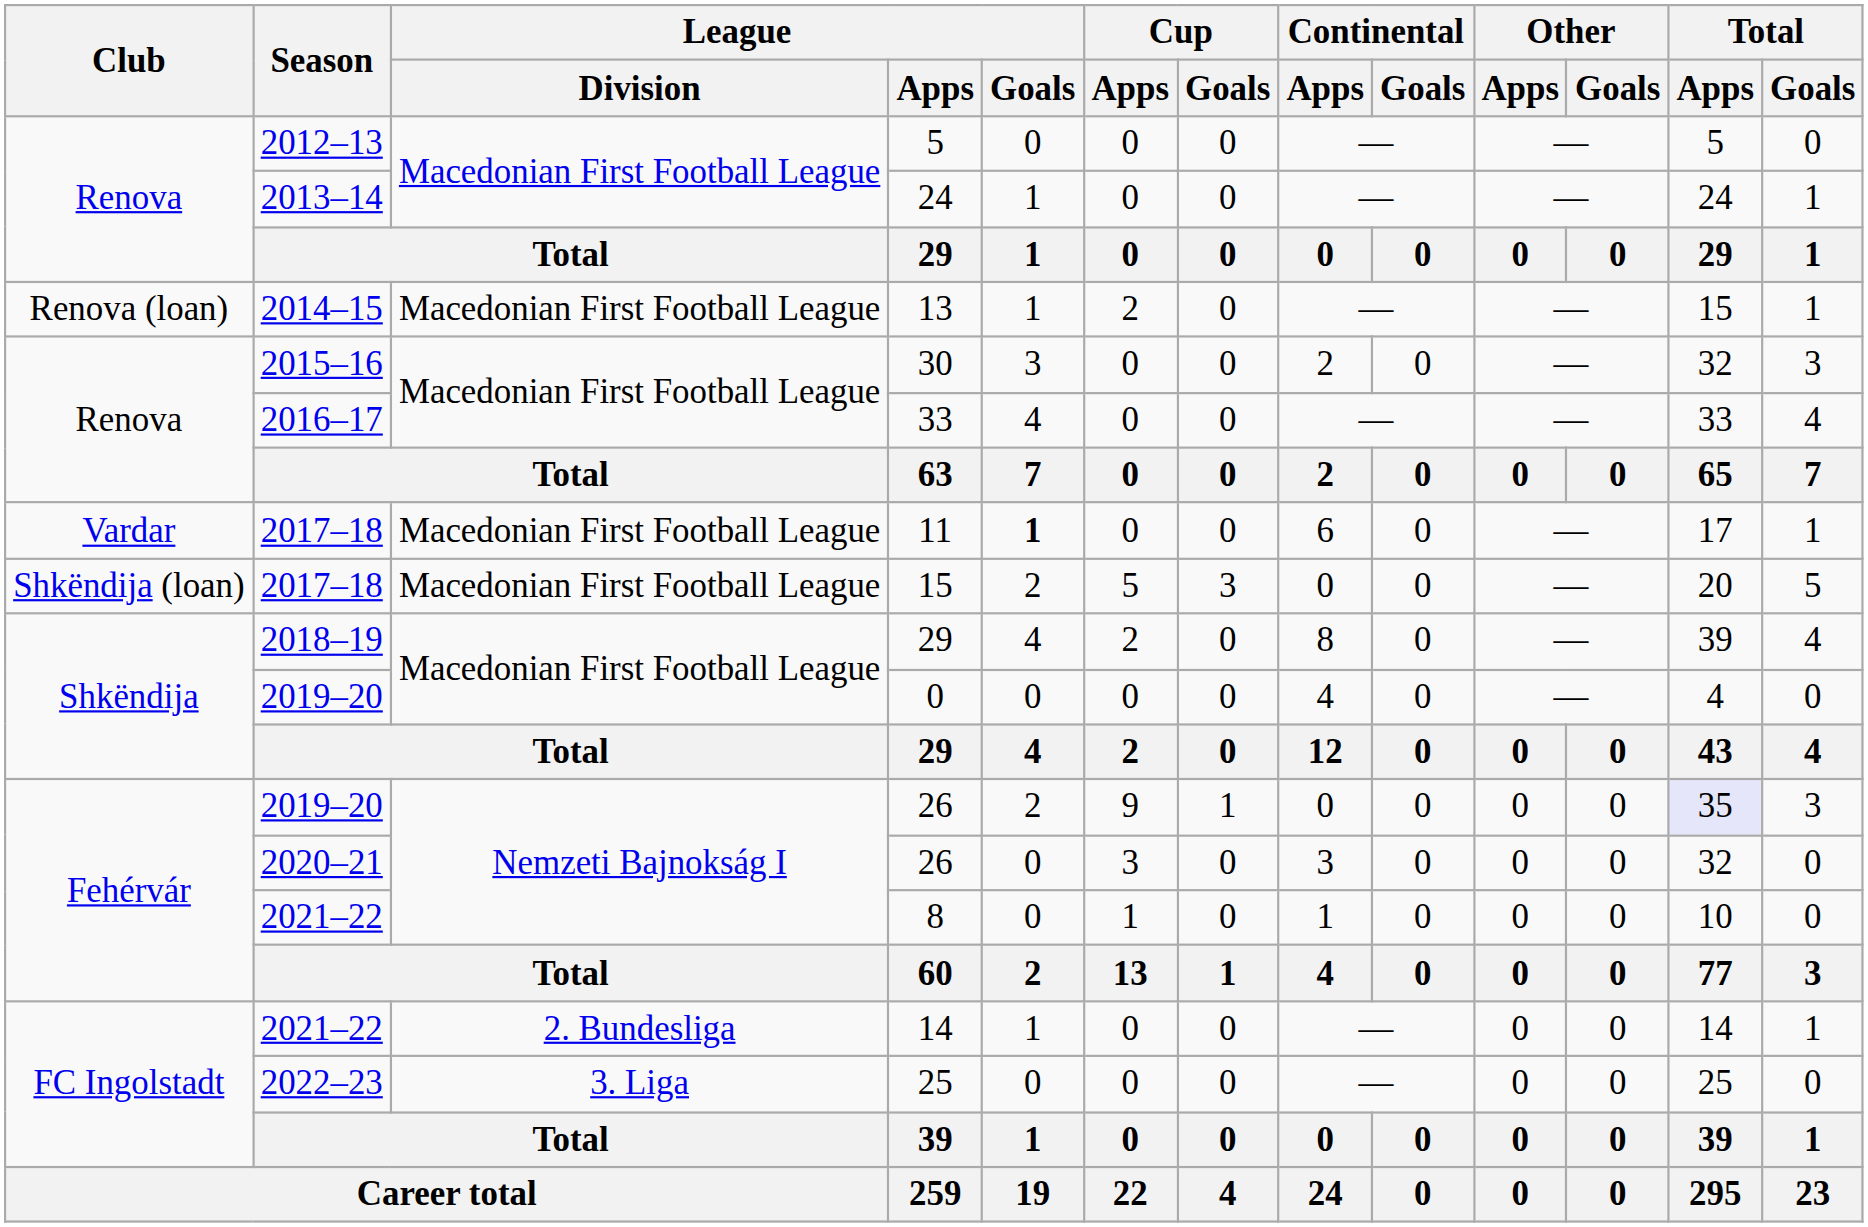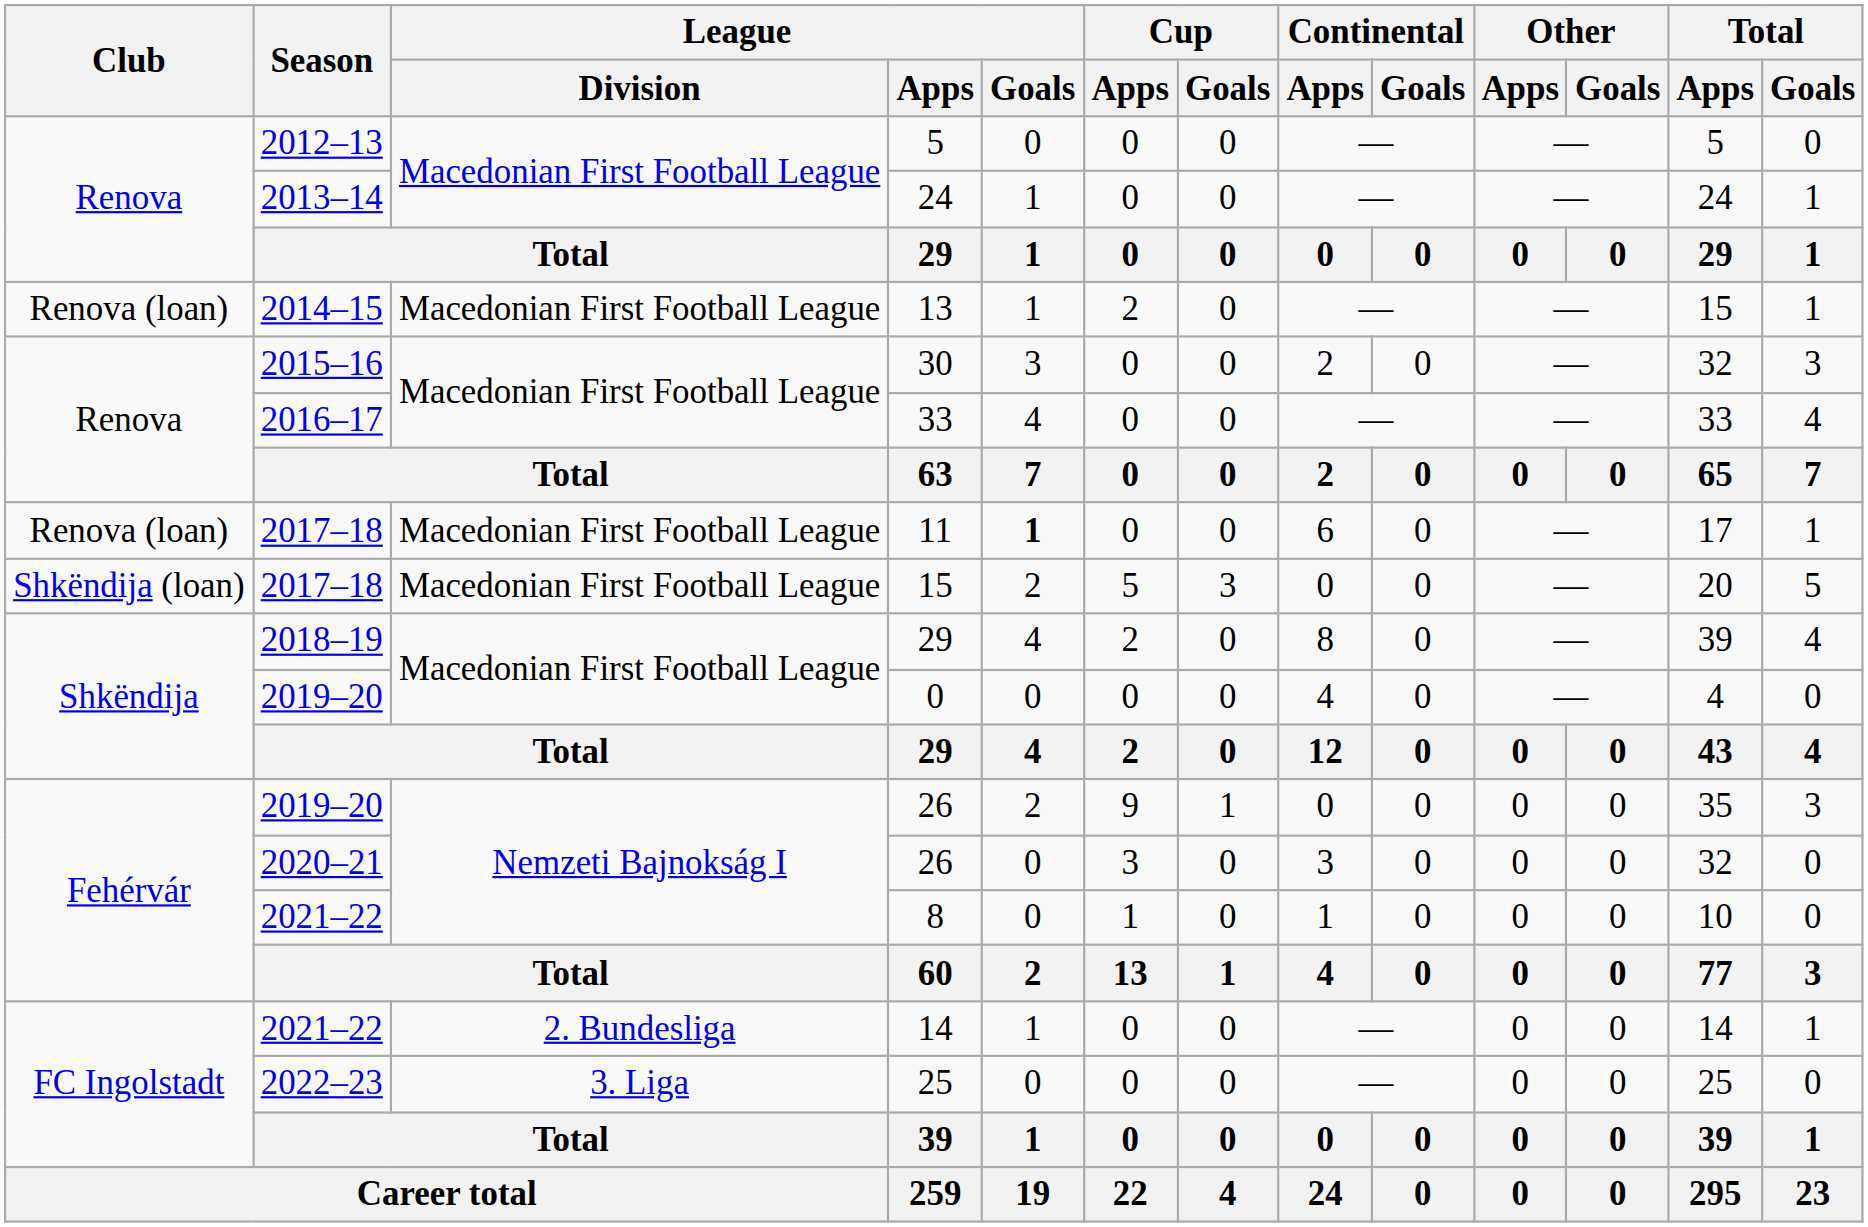(129, 530) Vardar -> (129, 530) Renova (loan)
(1715, 806) lavender background -> (1715, 806) no background
